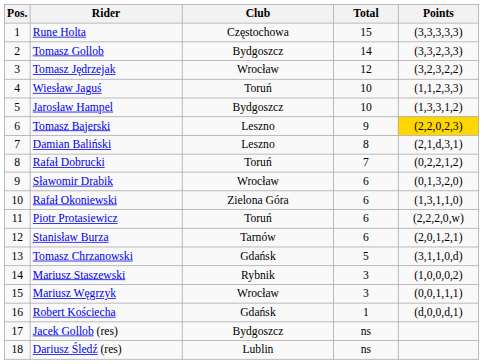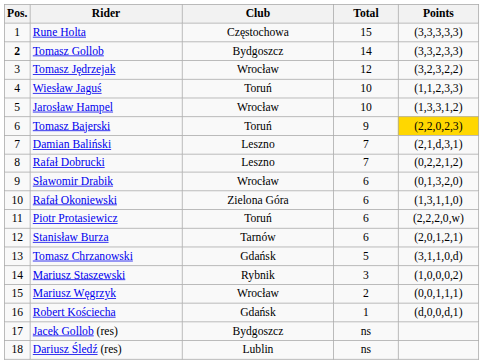(17, 51) normal -> (17, 51) bold
(258, 107) Bydgoszcz -> (258, 107) Wrocław
(258, 125) Leszno -> (258, 125) Toruń
(366, 144) 8 -> (366, 144) 7
(258, 163) Toruń -> (258, 163) Leszno
(366, 293) 3 -> (366, 293) 2
